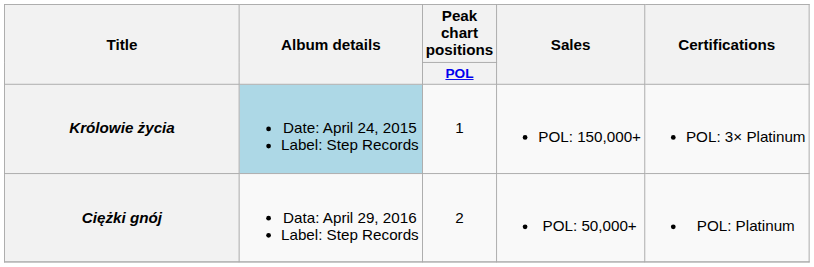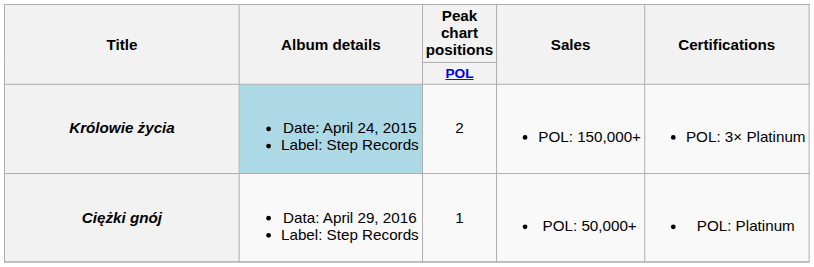(459, 128) 1 -> (459, 128) 2
(459, 217) 2 -> (459, 217) 1
